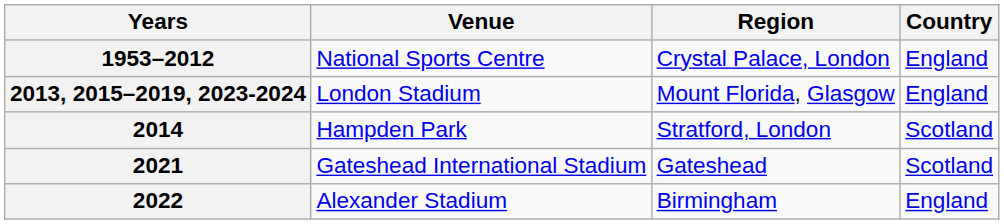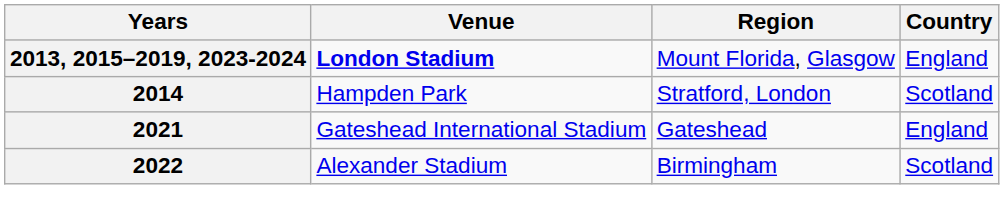- row: (158, 58)
(399, 93) normal -> (405, 58) bold
(949, 165) Scotland -> (947, 129) England
(947, 201) England -> (949, 165) Scotland
